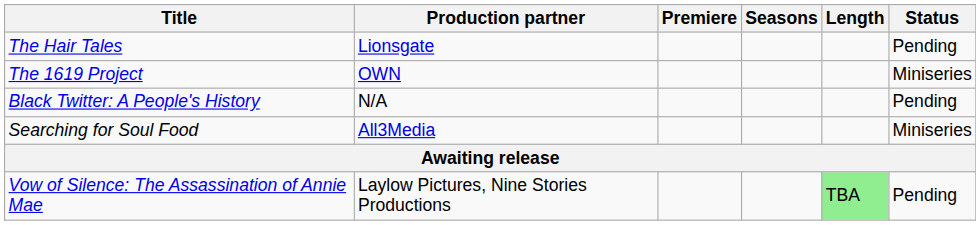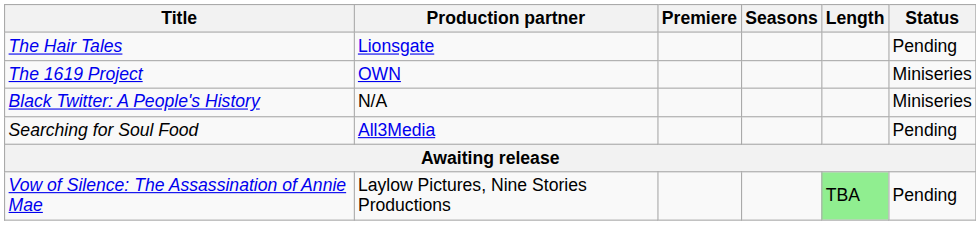(925, 102) Pending -> (932, 102) Miniseries
(932, 130) Miniseries -> (925, 130) Pending
